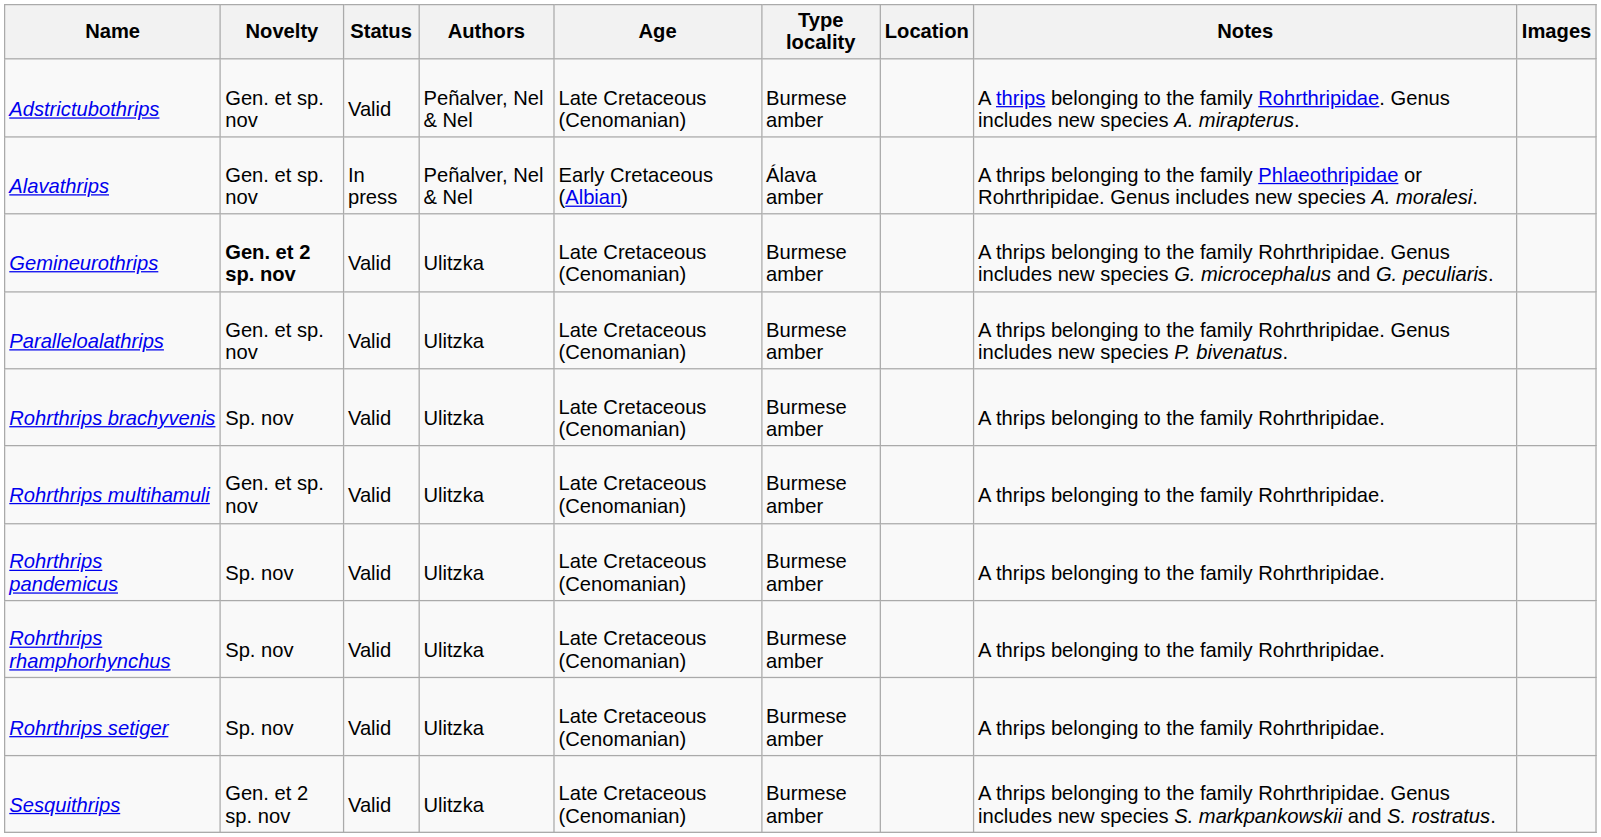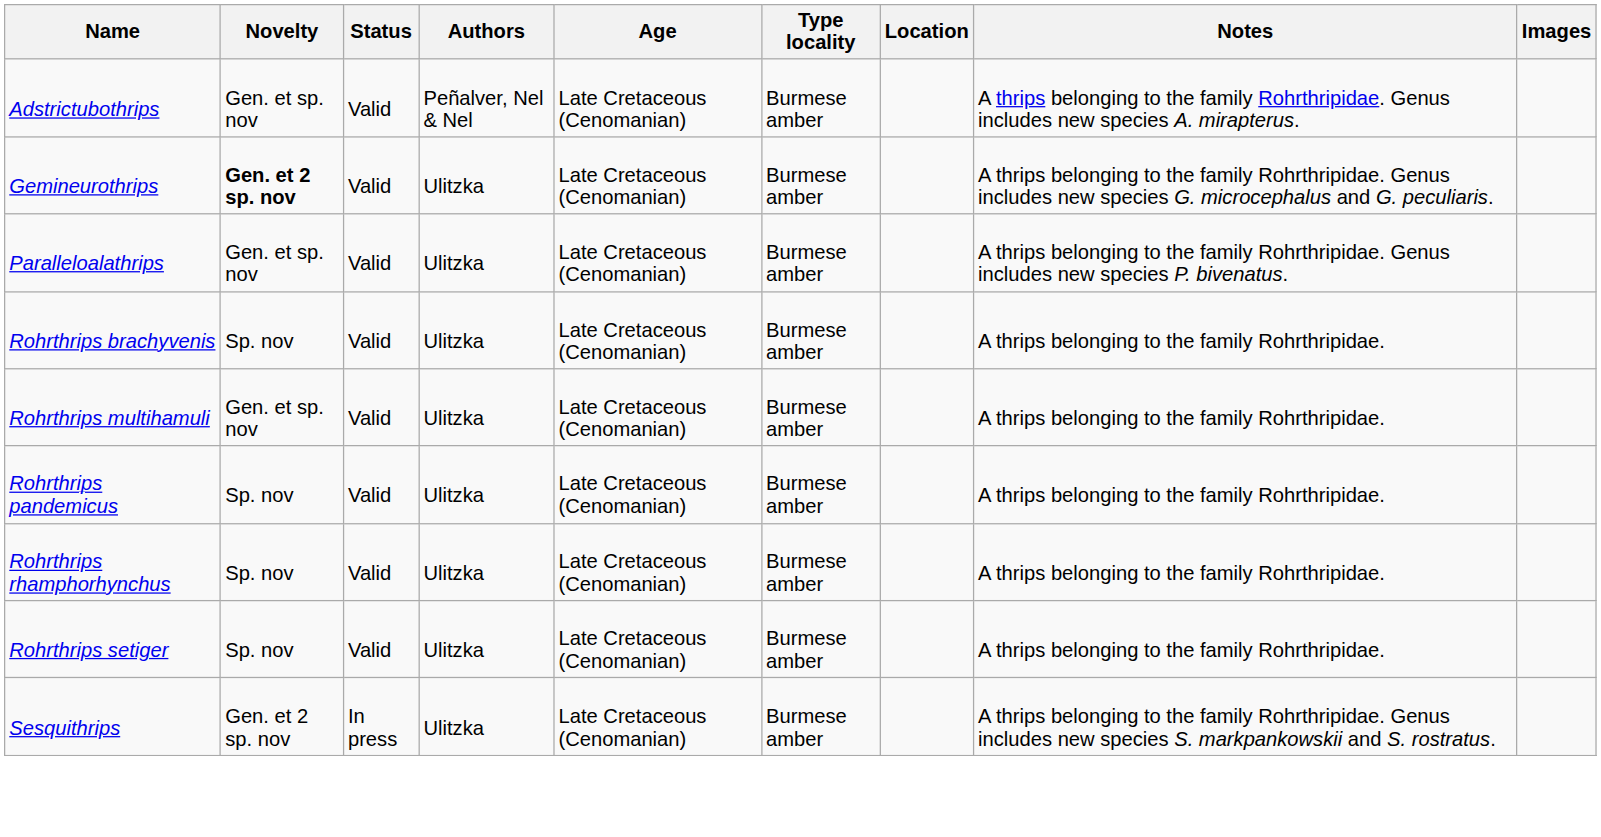- row: (59, 186)
(370, 805) Valid -> (373, 727) In press
